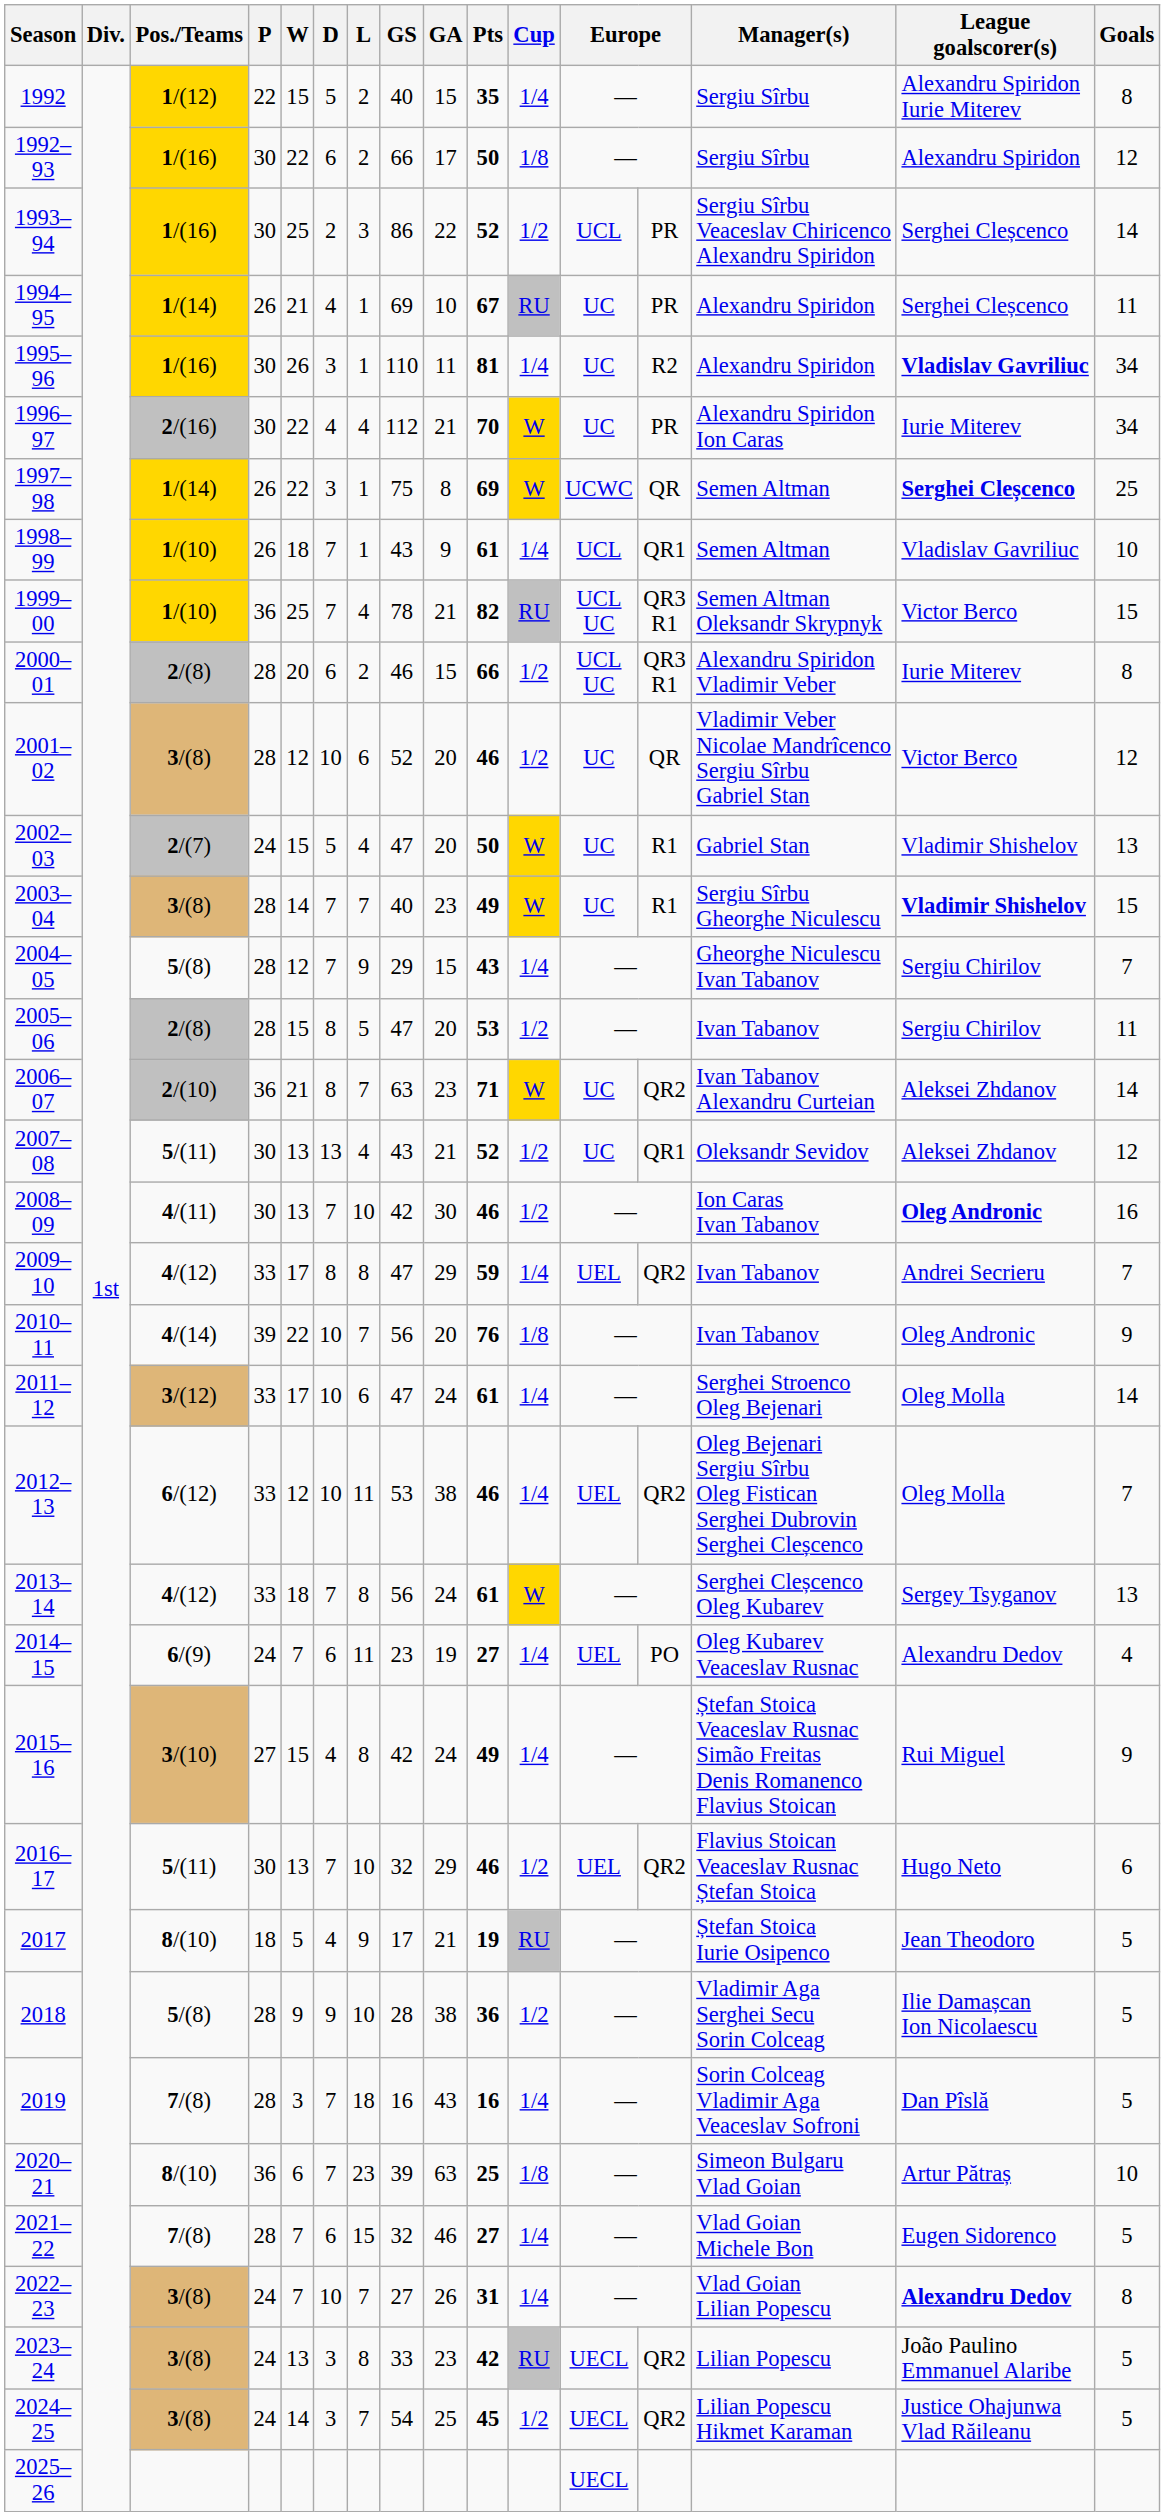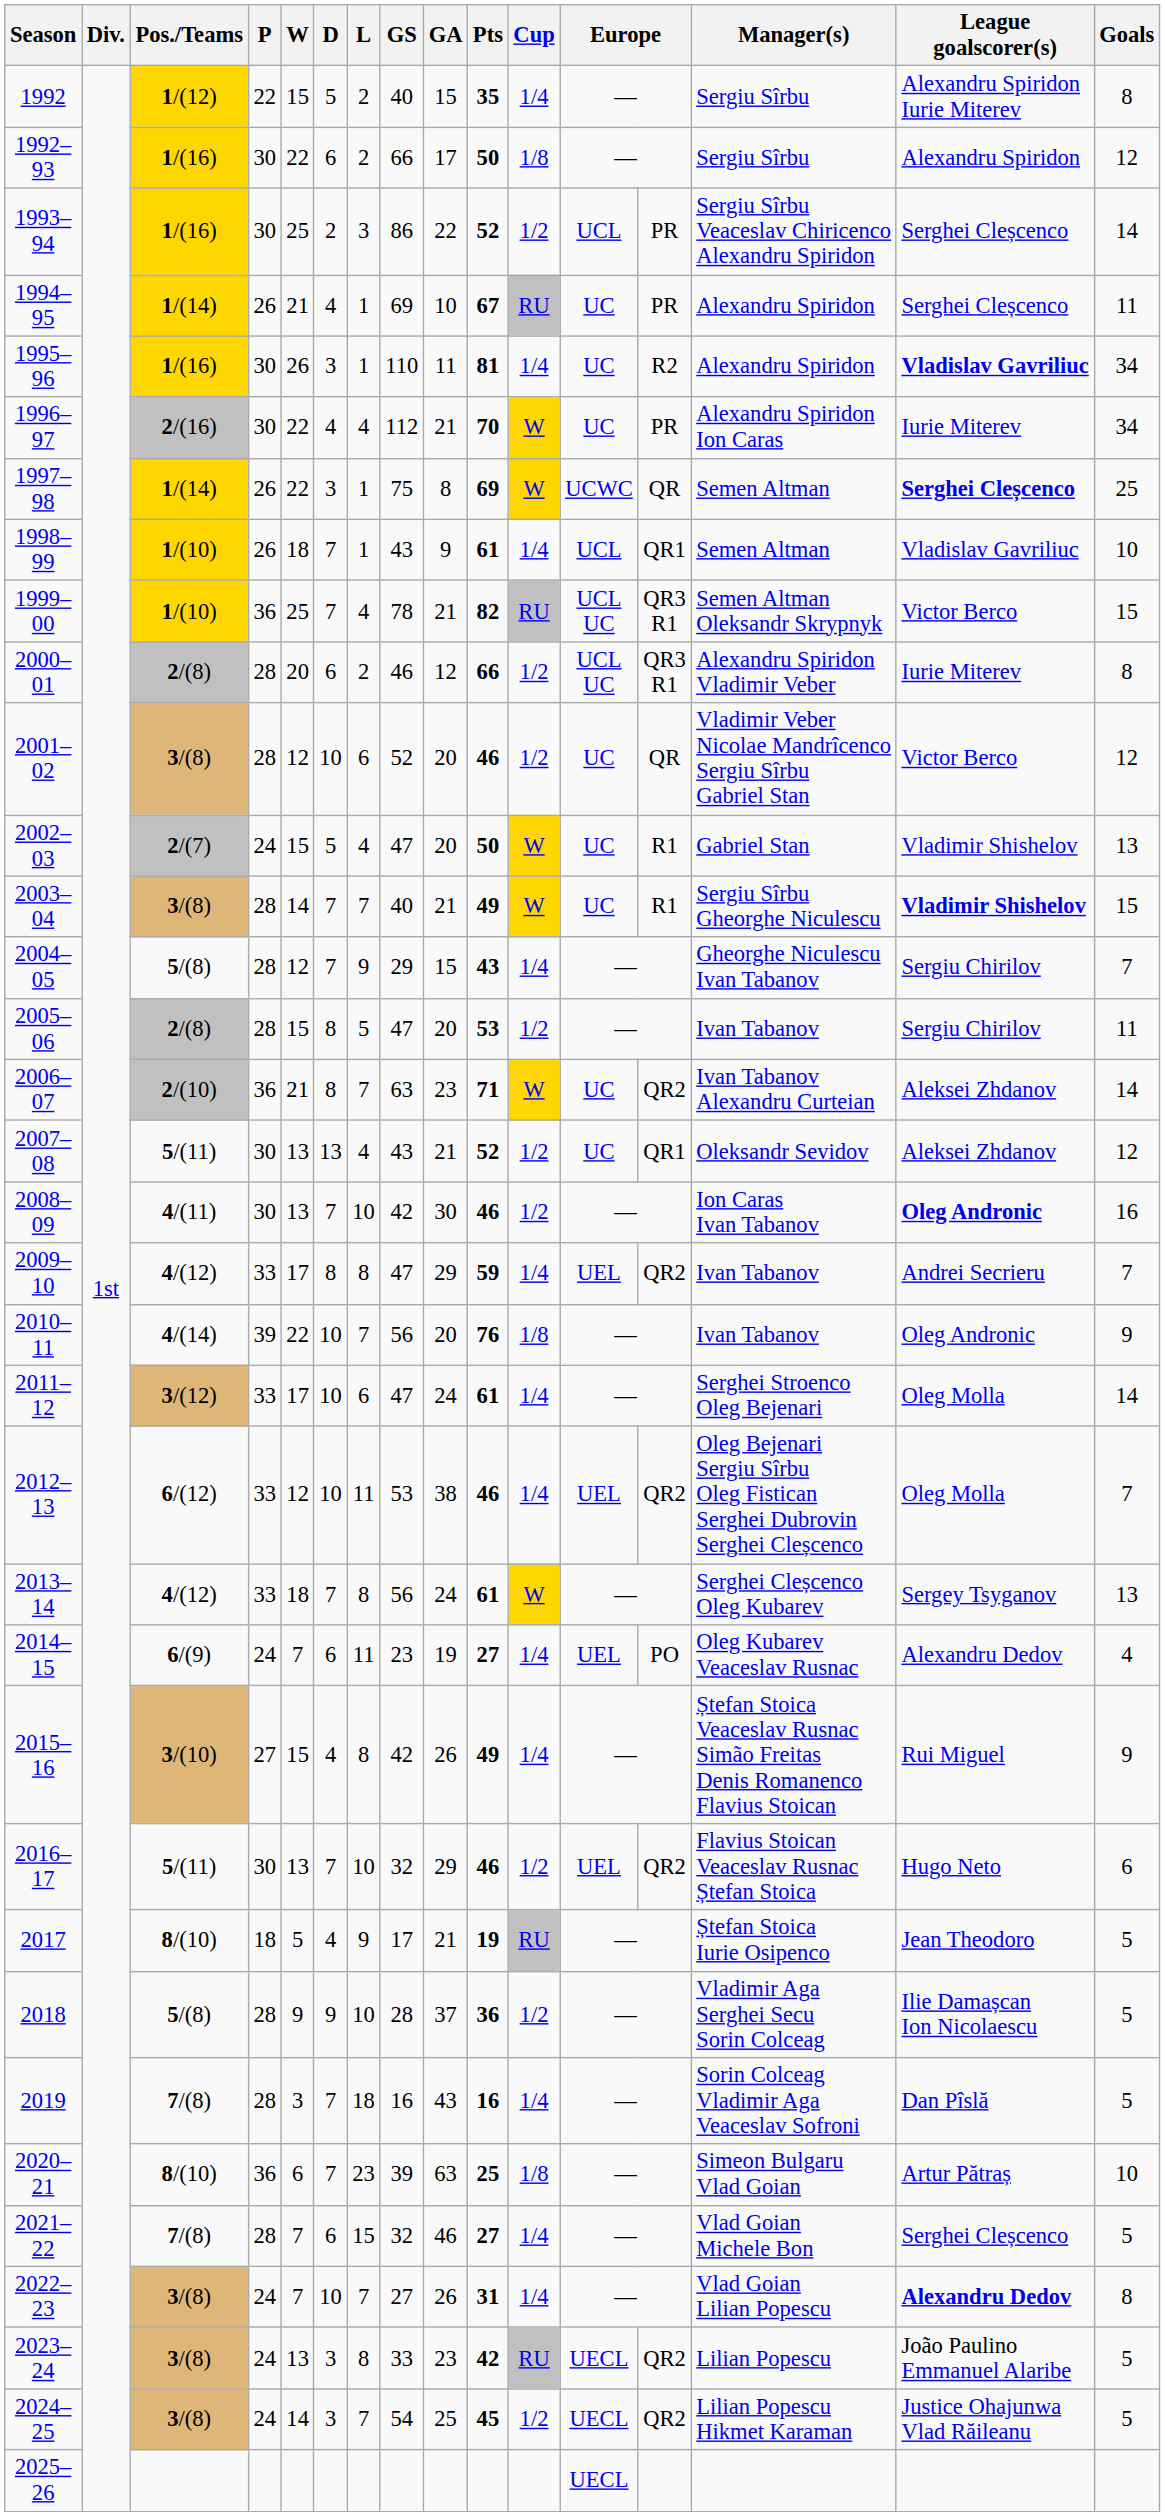(446, 672) 15 -> (446, 672) 12
(446, 906) 23 -> (446, 906) 21
(446, 1754) 24 -> (446, 1754) 26
(446, 2014) 38 -> (446, 2014) 37
(979, 2235) Eugen Sidorenco -> (985, 2235) Serghei Cleșcenco
